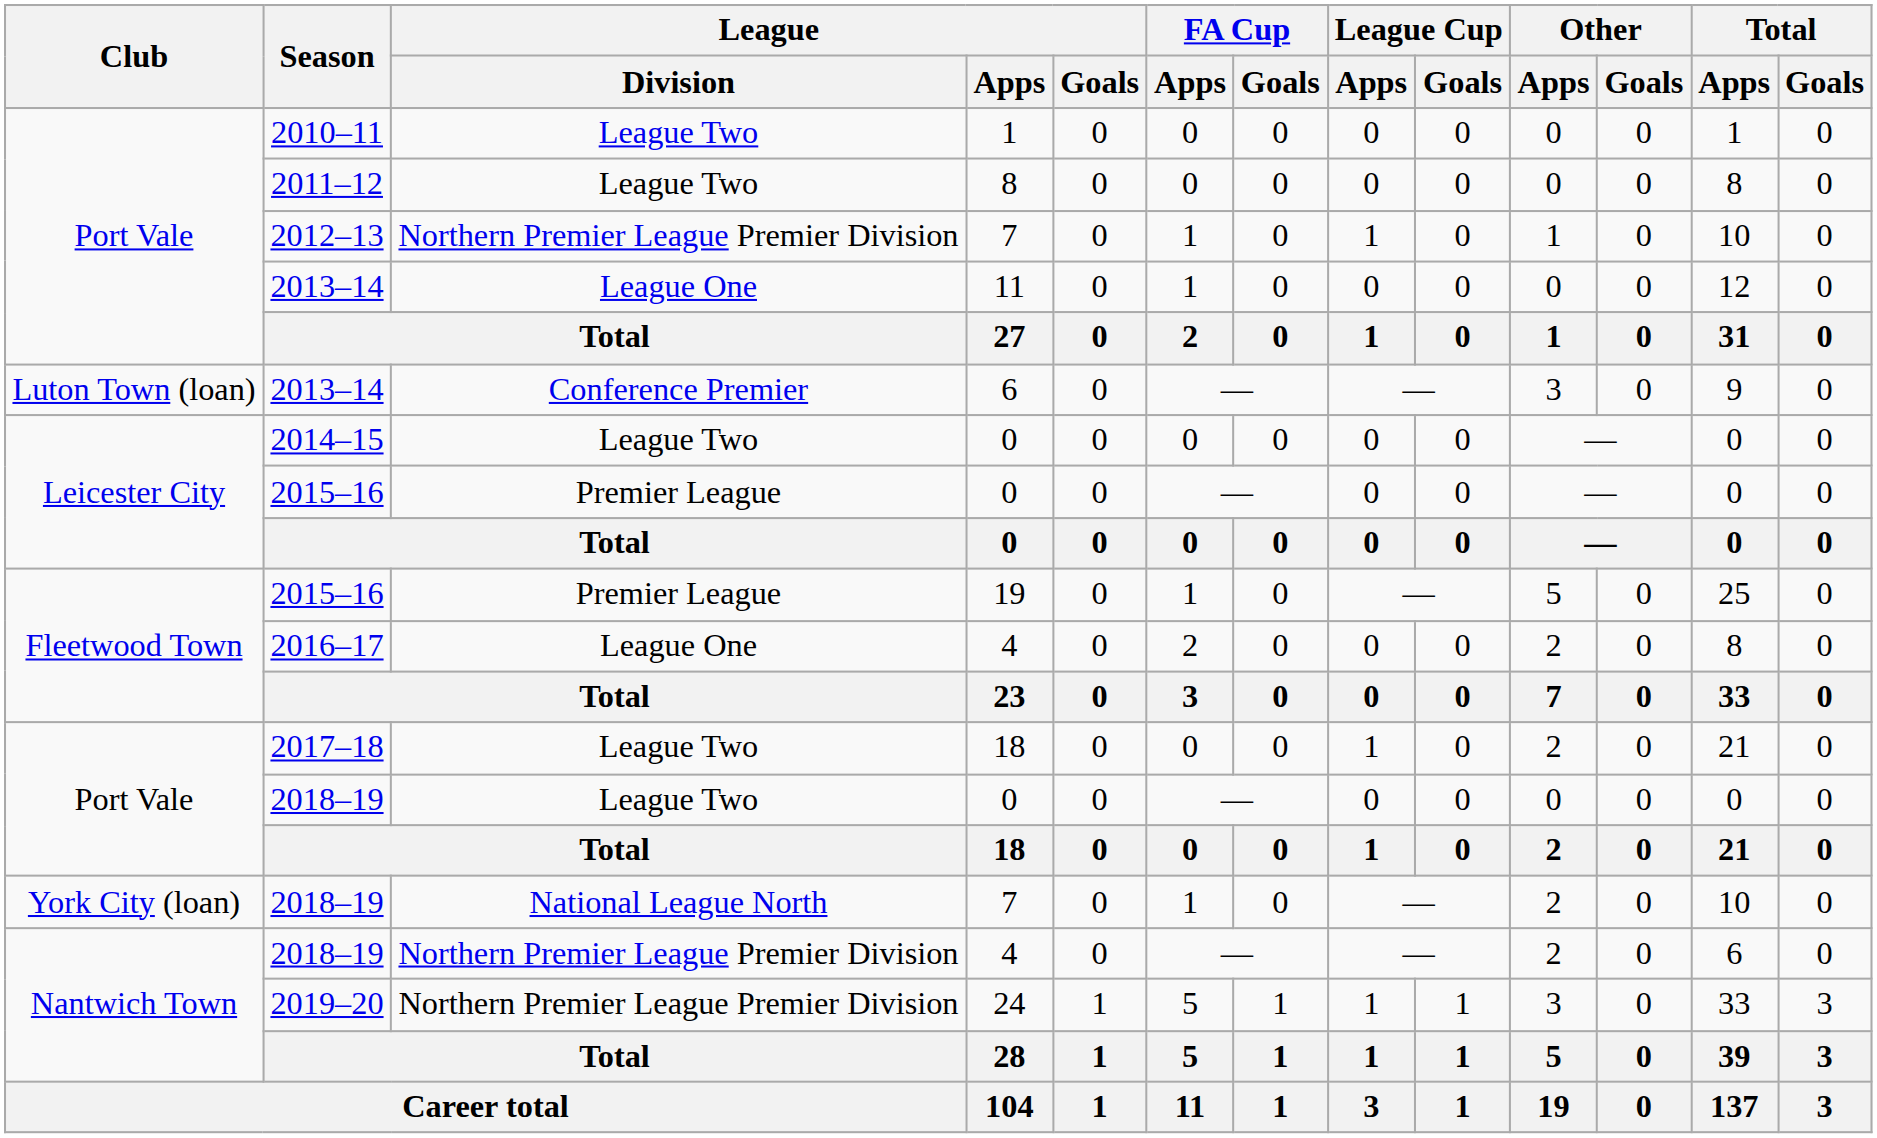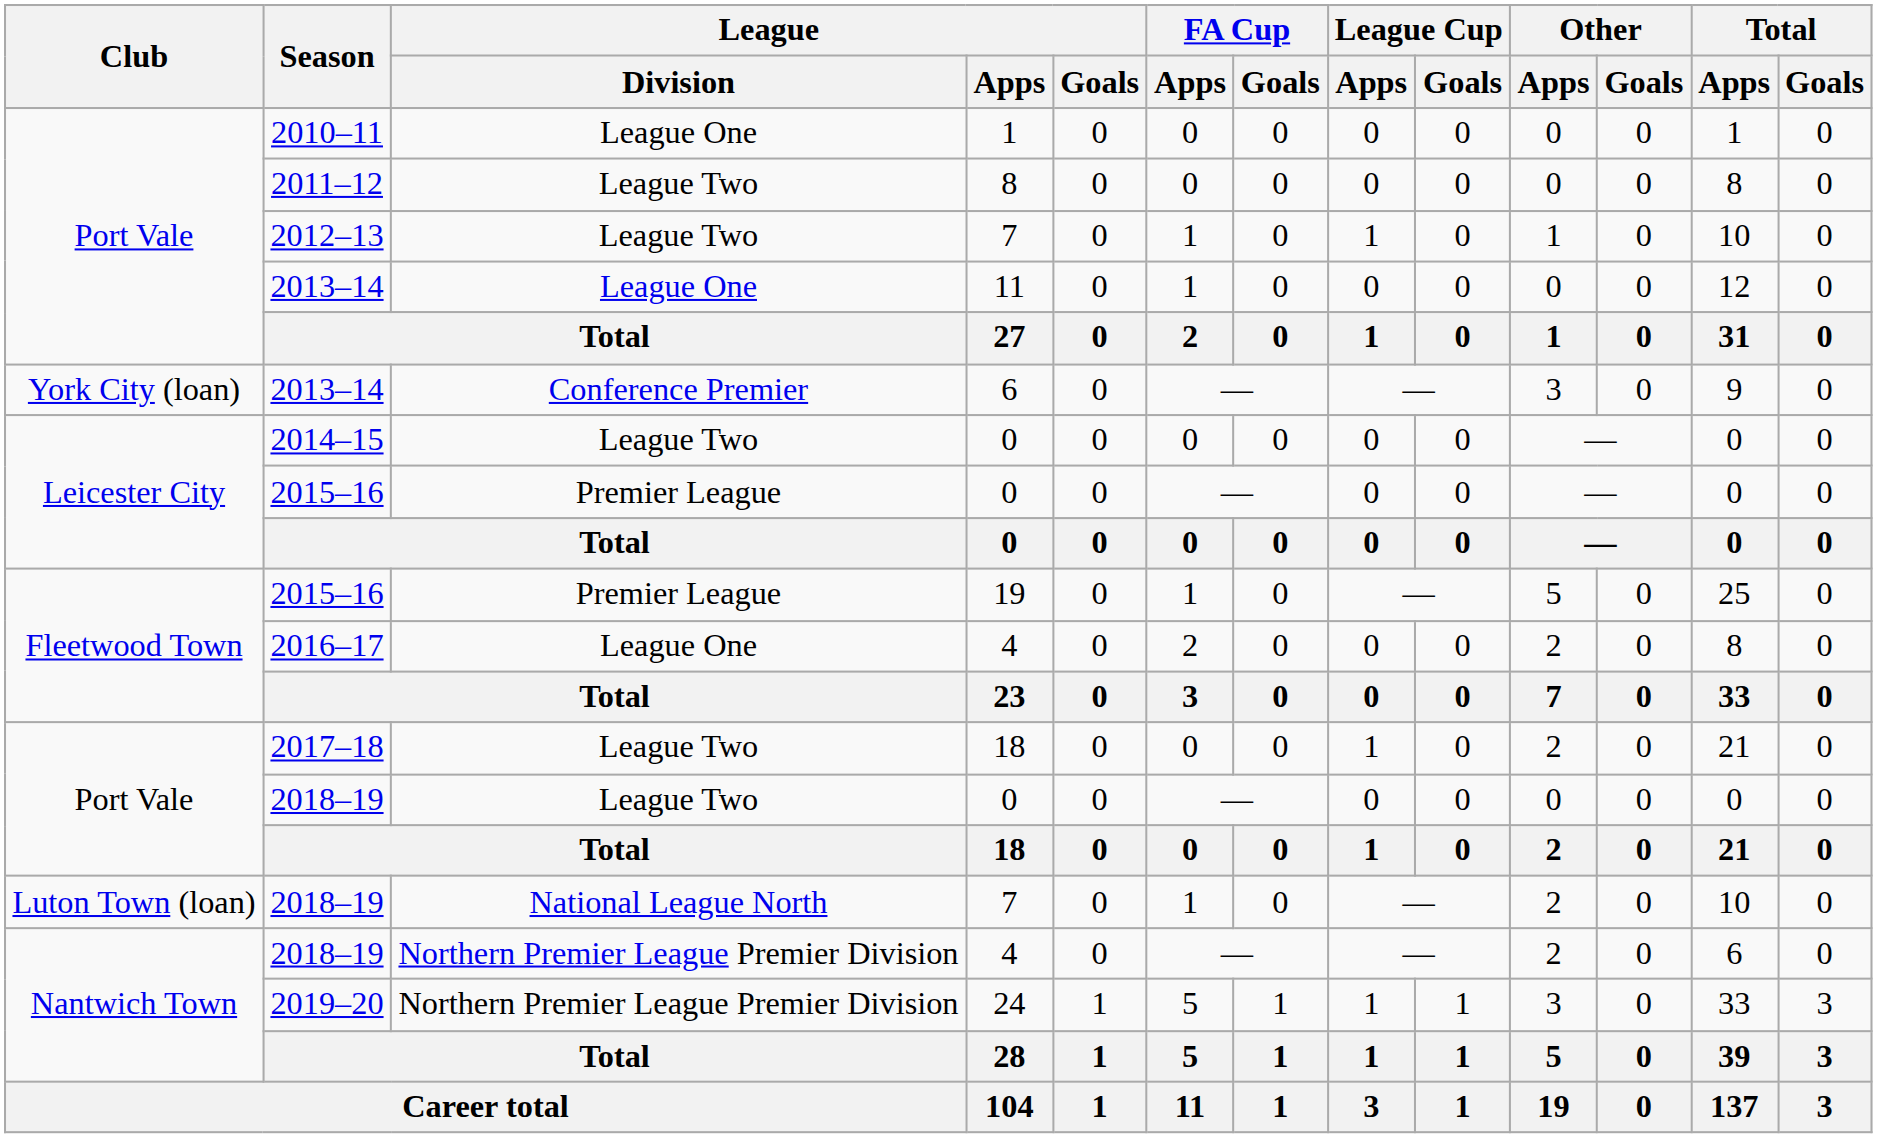(678, 132) League Two -> (678, 132) League One
(678, 235) Northern Premier League Premier Division -> (678, 235) League Two
(134, 388) Luton Town (loan) -> (134, 388) York City (loan)
(134, 901) York City (loan) -> (134, 901) Luton Town (loan)
